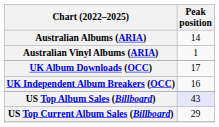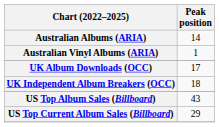(196, 83) 16 -> (196, 83) 18
(196, 99) lavender background -> (196, 99) no background
